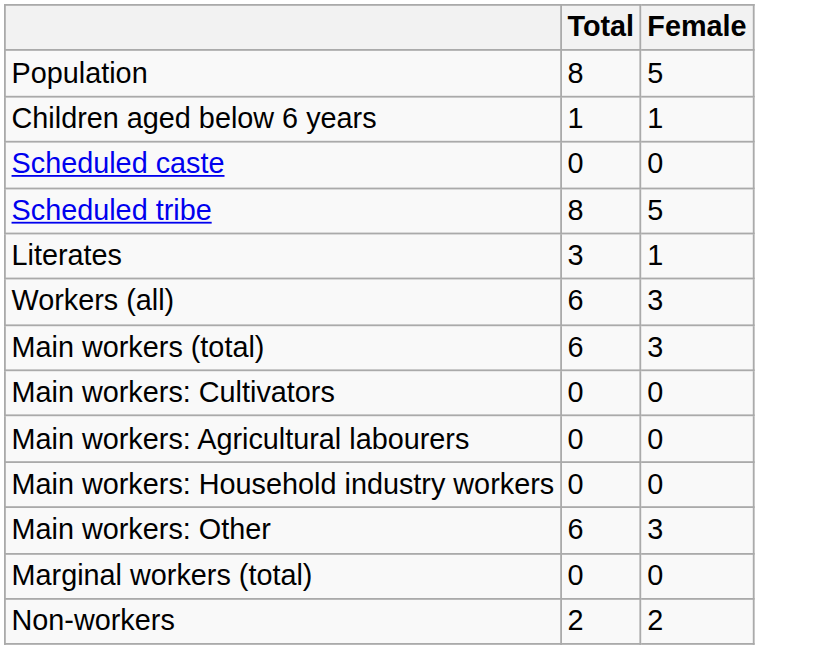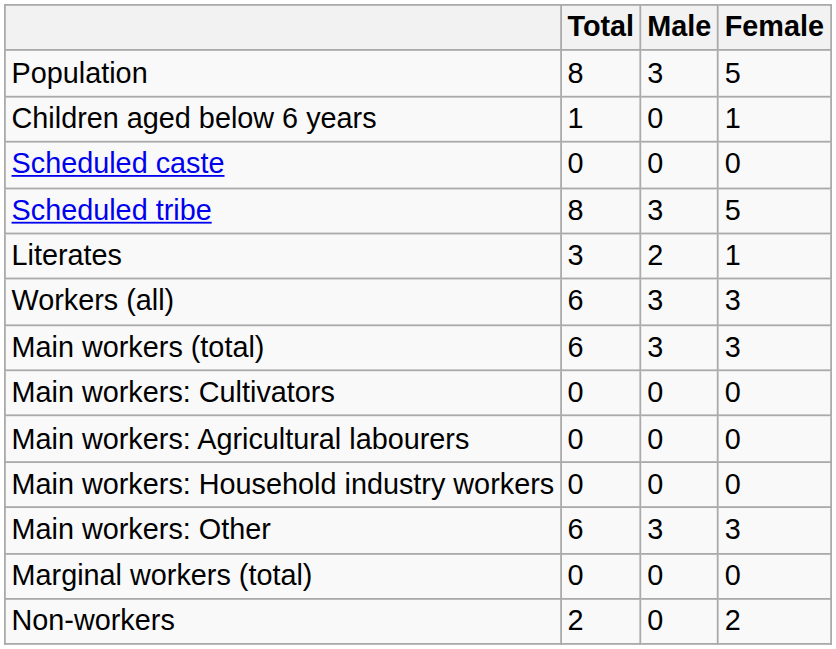+ column: (679, 27)
